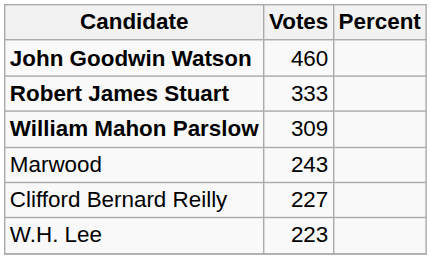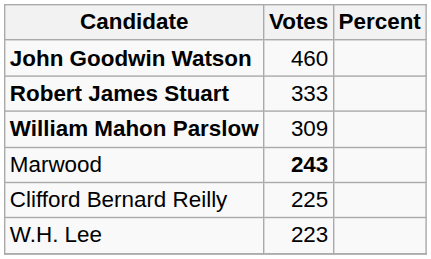(310, 164) normal -> (310, 164) bold
(310, 199) 227 -> (310, 199) 225
